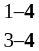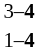rows swapped: (19, 40) <-> (19, 11)
